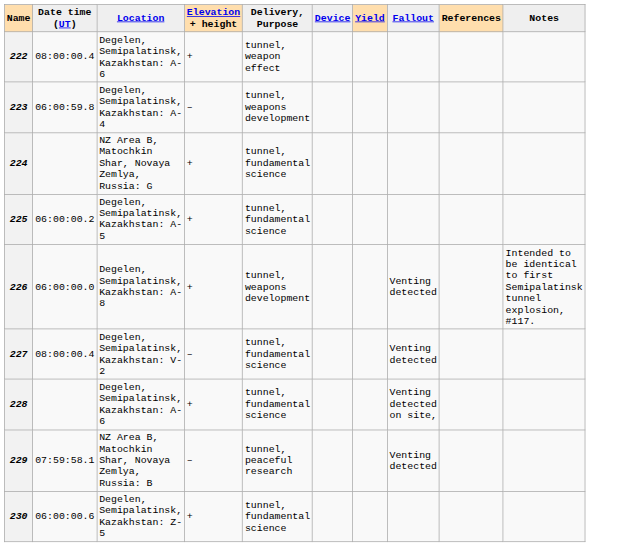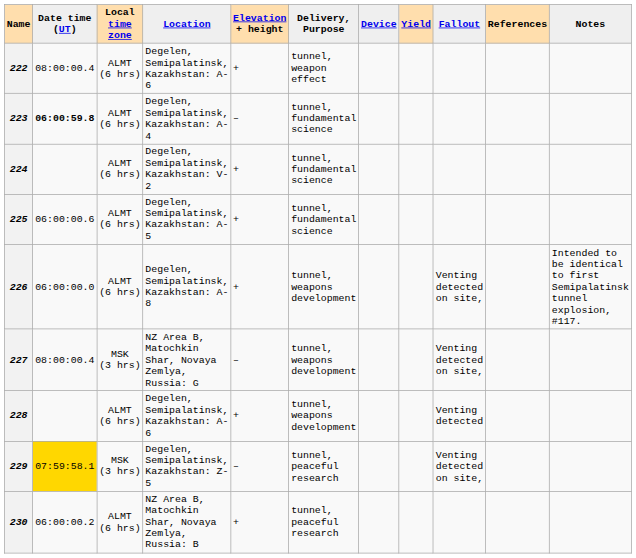+ column: (120, 24)
(65, 107) normal -> (65, 119) bold
(278, 107) tunnel, weapons development -> (324, 119) tunnel, fundamental science
(135, 163) NZ Area B, Matochkin Shar, Novaya Zemlya, Russia: G -> (187, 169) Degelen, Semipalatinsk, Kazakhstan: V-2
(65, 219) 06:00:00.2 -> (65, 219) 06:00:00.6
(413, 287) Venting detected -> (459, 287) Venting detected on site,
(141, 354) Degelen, Semipalatinsk, Kazakhstan: V-2 -> (181, 360) NZ Area B, Matochkin Shar, Novaya Zemlya, Russia: G
(278, 354) tunnel, fundamental science -> (324, 360) tunnel, weapons development
(413, 354) Venting detected -> (459, 360) Venting detected on site,
(278, 404) tunnel, fundamental science -> (324, 416) tunnel, weapons development
(413, 404) Venting detected on site, -> (459, 416) Venting detected
(65, 460) no background -> (65, 466) gold background
(135, 460) NZ Area B, Matochkin Shar, Novaya Zemlya, Russia: B -> (187, 466) Degelen, Semipalatinsk, Kazakhstan: Z-5
(413, 460) Venting detected -> (459, 466) Venting detected on site,
(65, 516) 06:00:00.6 -> (65, 522) 06:00:00.2
(141, 516) Degelen, Semipalatinsk, Kazakhstan: Z-5 -> (181, 522) NZ Area B, Matochkin Shar, Novaya Zemlya, Russia: B
(278, 516) tunnel, fundamental science -> (315, 522) tunnel, peaceful research
